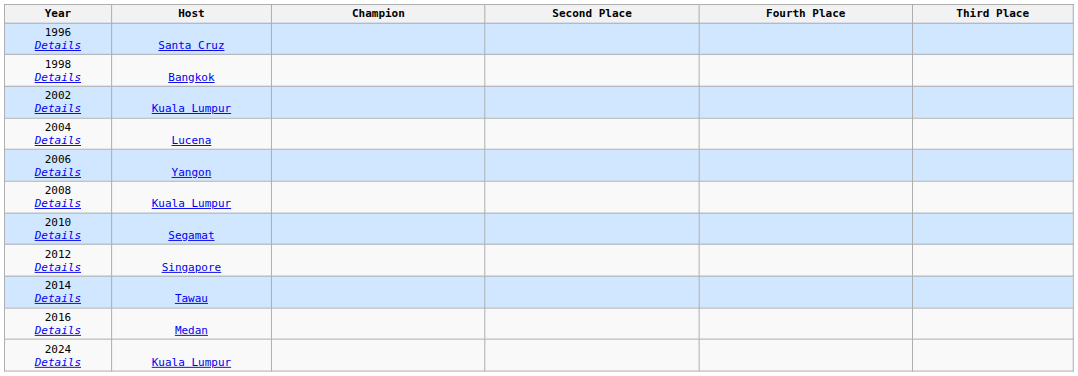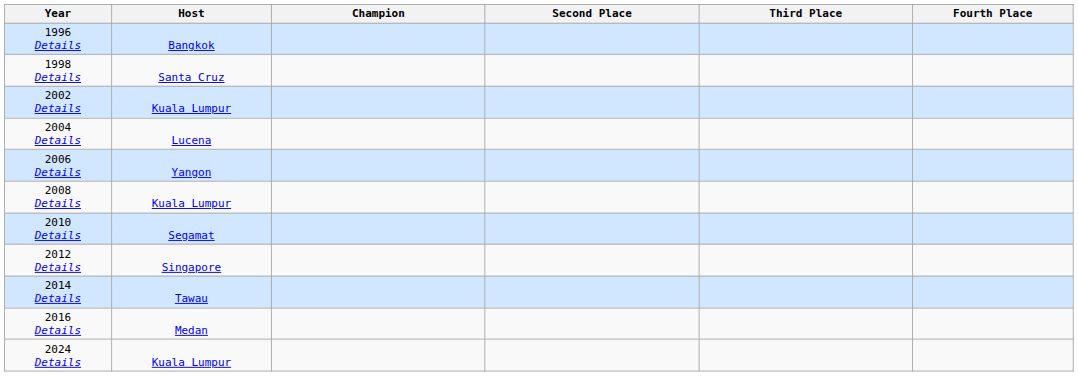columns swapped: (993, 13) <-> (806, 13)
(191, 45) Santa Cruz -> (191, 45) Bangkok
(191, 77) Bangkok -> (191, 77) Santa Cruz
